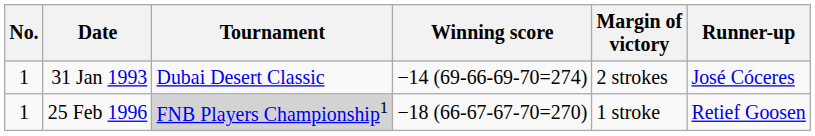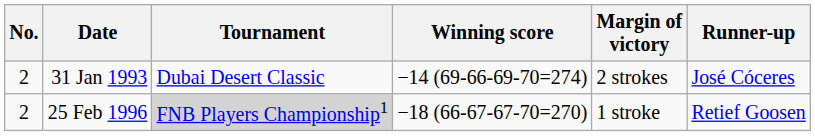(24, 77) 1 -> (24, 77) 2
(24, 112) 1 -> (24, 112) 2
